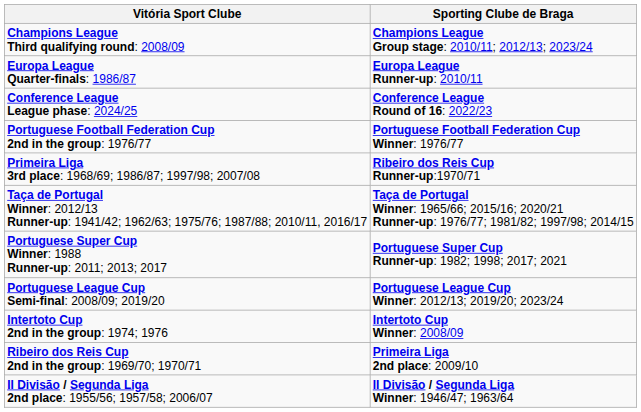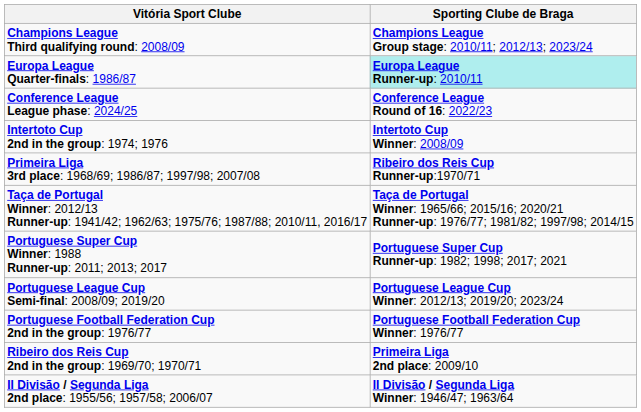(428, 72) no background -> (428, 72) paleturquoise background
rows swapped: (88, 326) <-> (111, 137)
